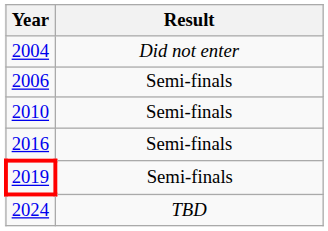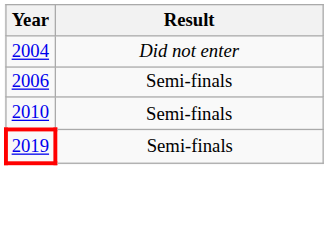- row: (30, 143)
- row: (30, 210)
